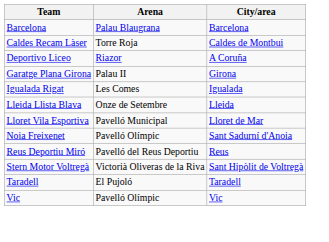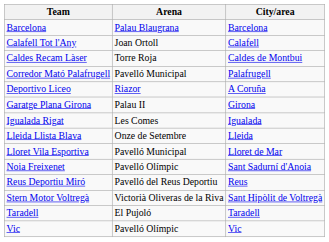+ row: (41, 43)
+ row: (58, 74)
